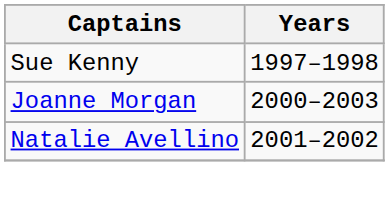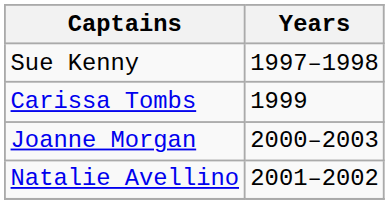+ row: (103, 102)
